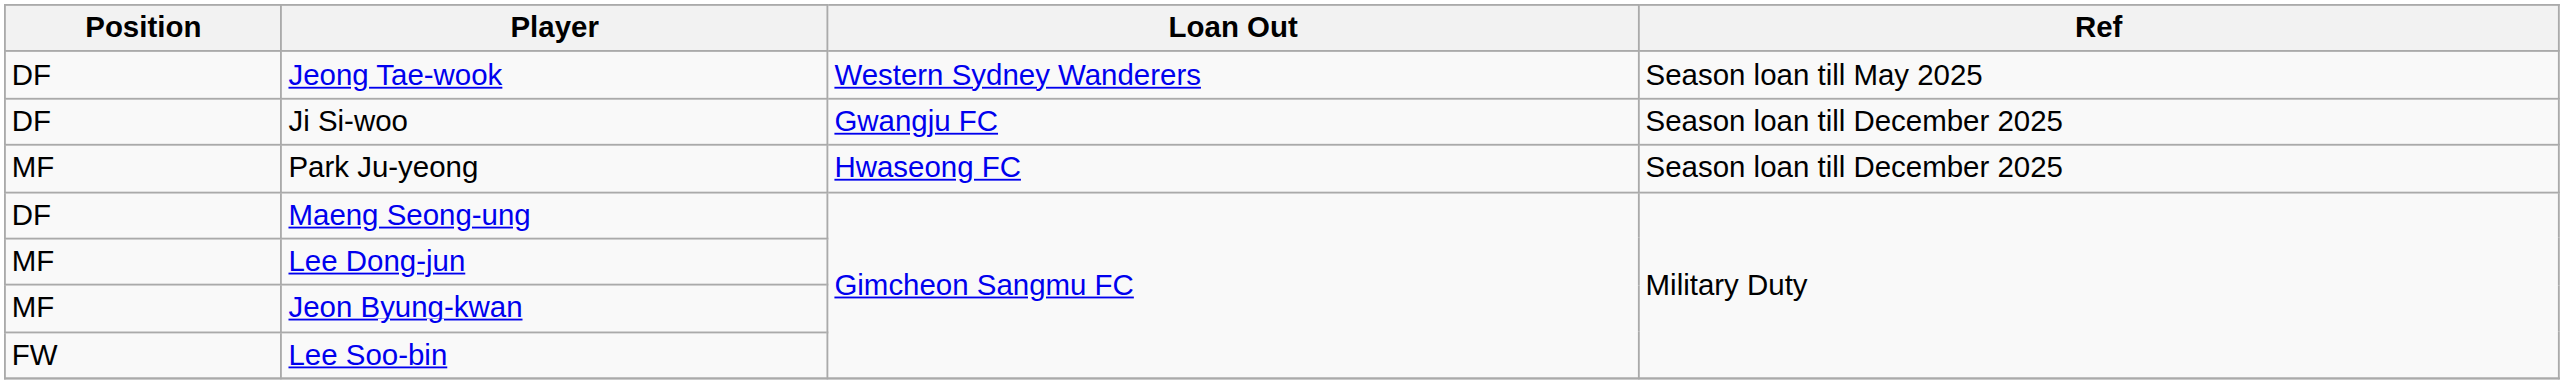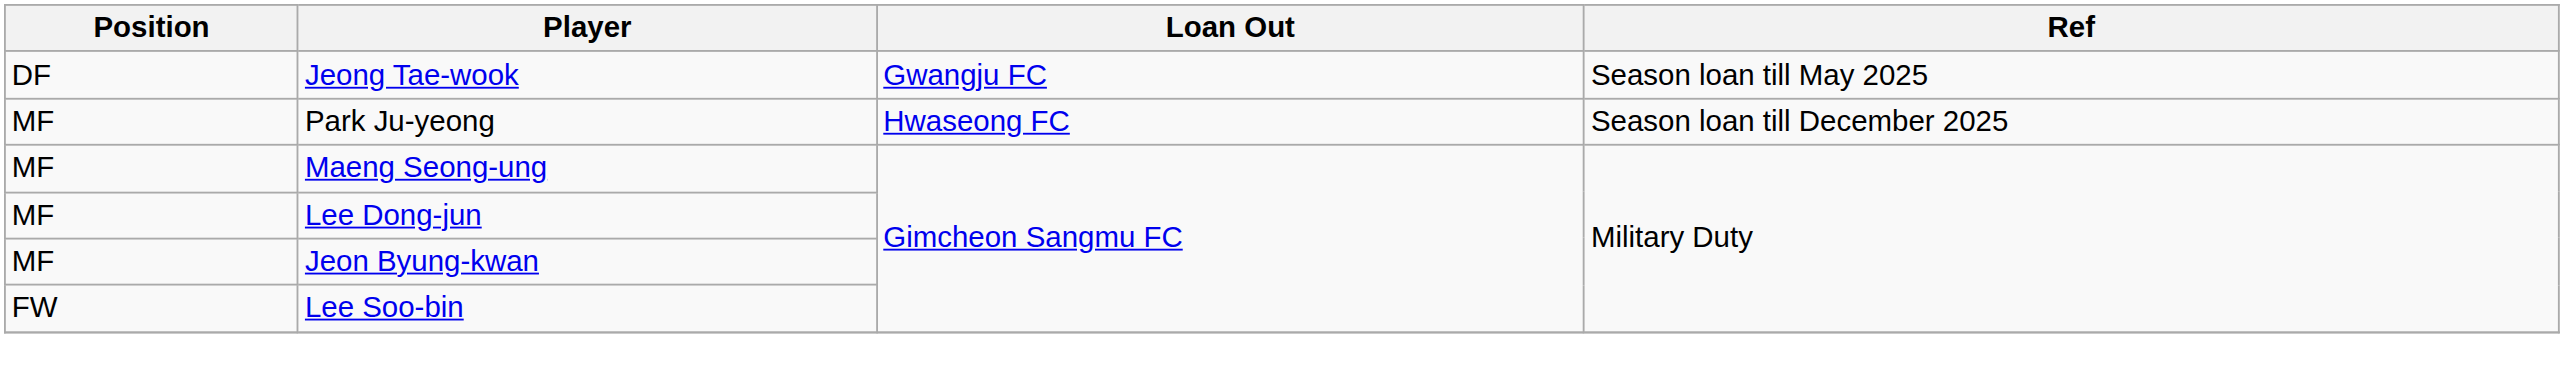(1018, 74) Western Sydney Wanderers -> (965, 74) Gwangju FC
- row: (348, 121)
(31, 214) DF -> (33, 167) MF
